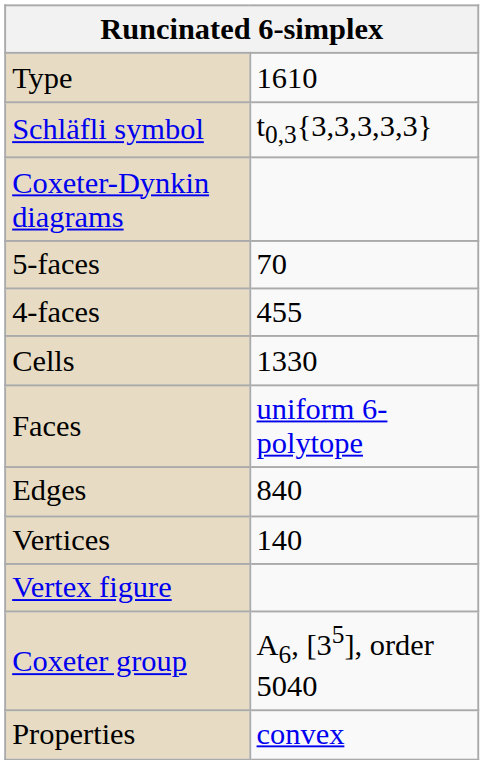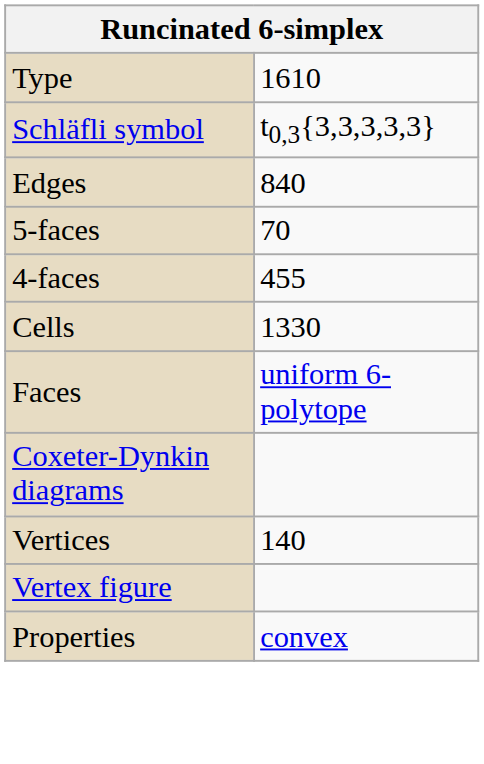rows swapped: (111, 198) <-> (49, 491)
- row: (100, 660)
